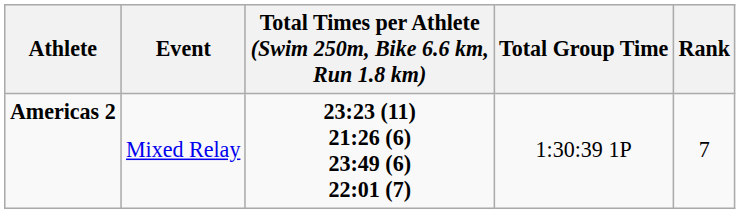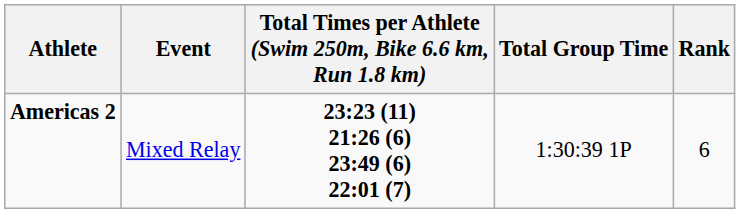(704, 150) 7 -> (704, 150) 6
